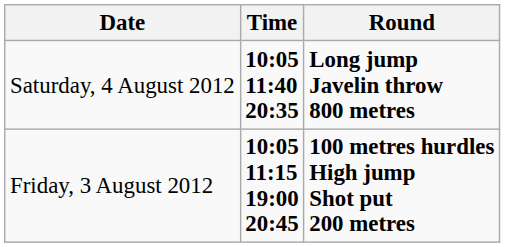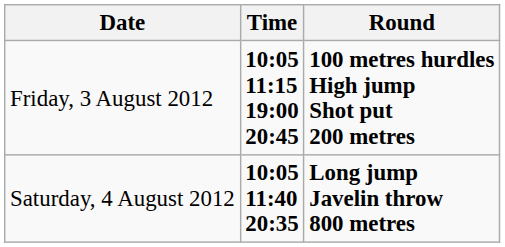rows swapped: (112, 185) <-> (122, 84)
